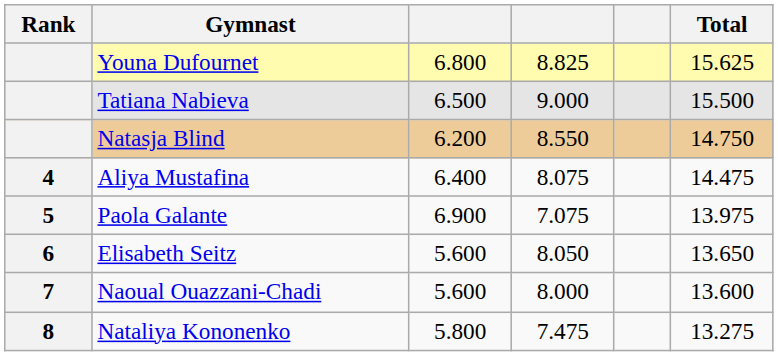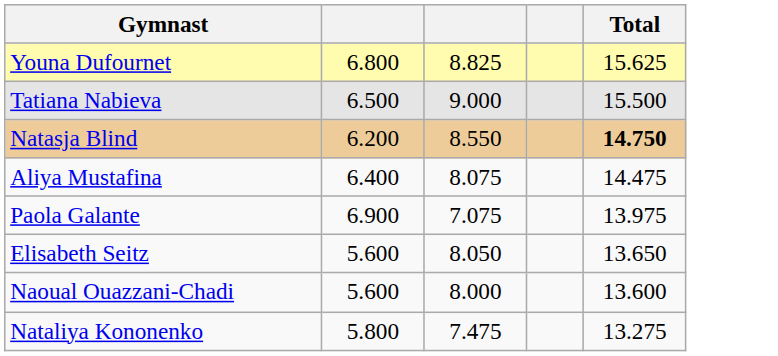- column: (48, 23)
(722, 138) normal -> (635, 138) bold
